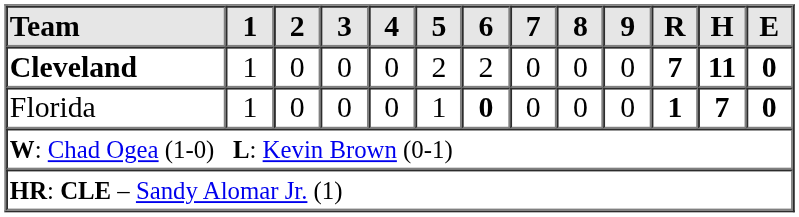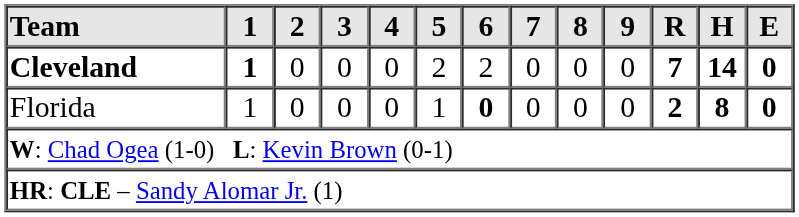(250, 66) normal -> (250, 66) bold
(722, 66) 11 -> (722, 66) 14
(675, 107) 1 -> (675, 107) 2
(722, 107) 7 -> (722, 107) 8
